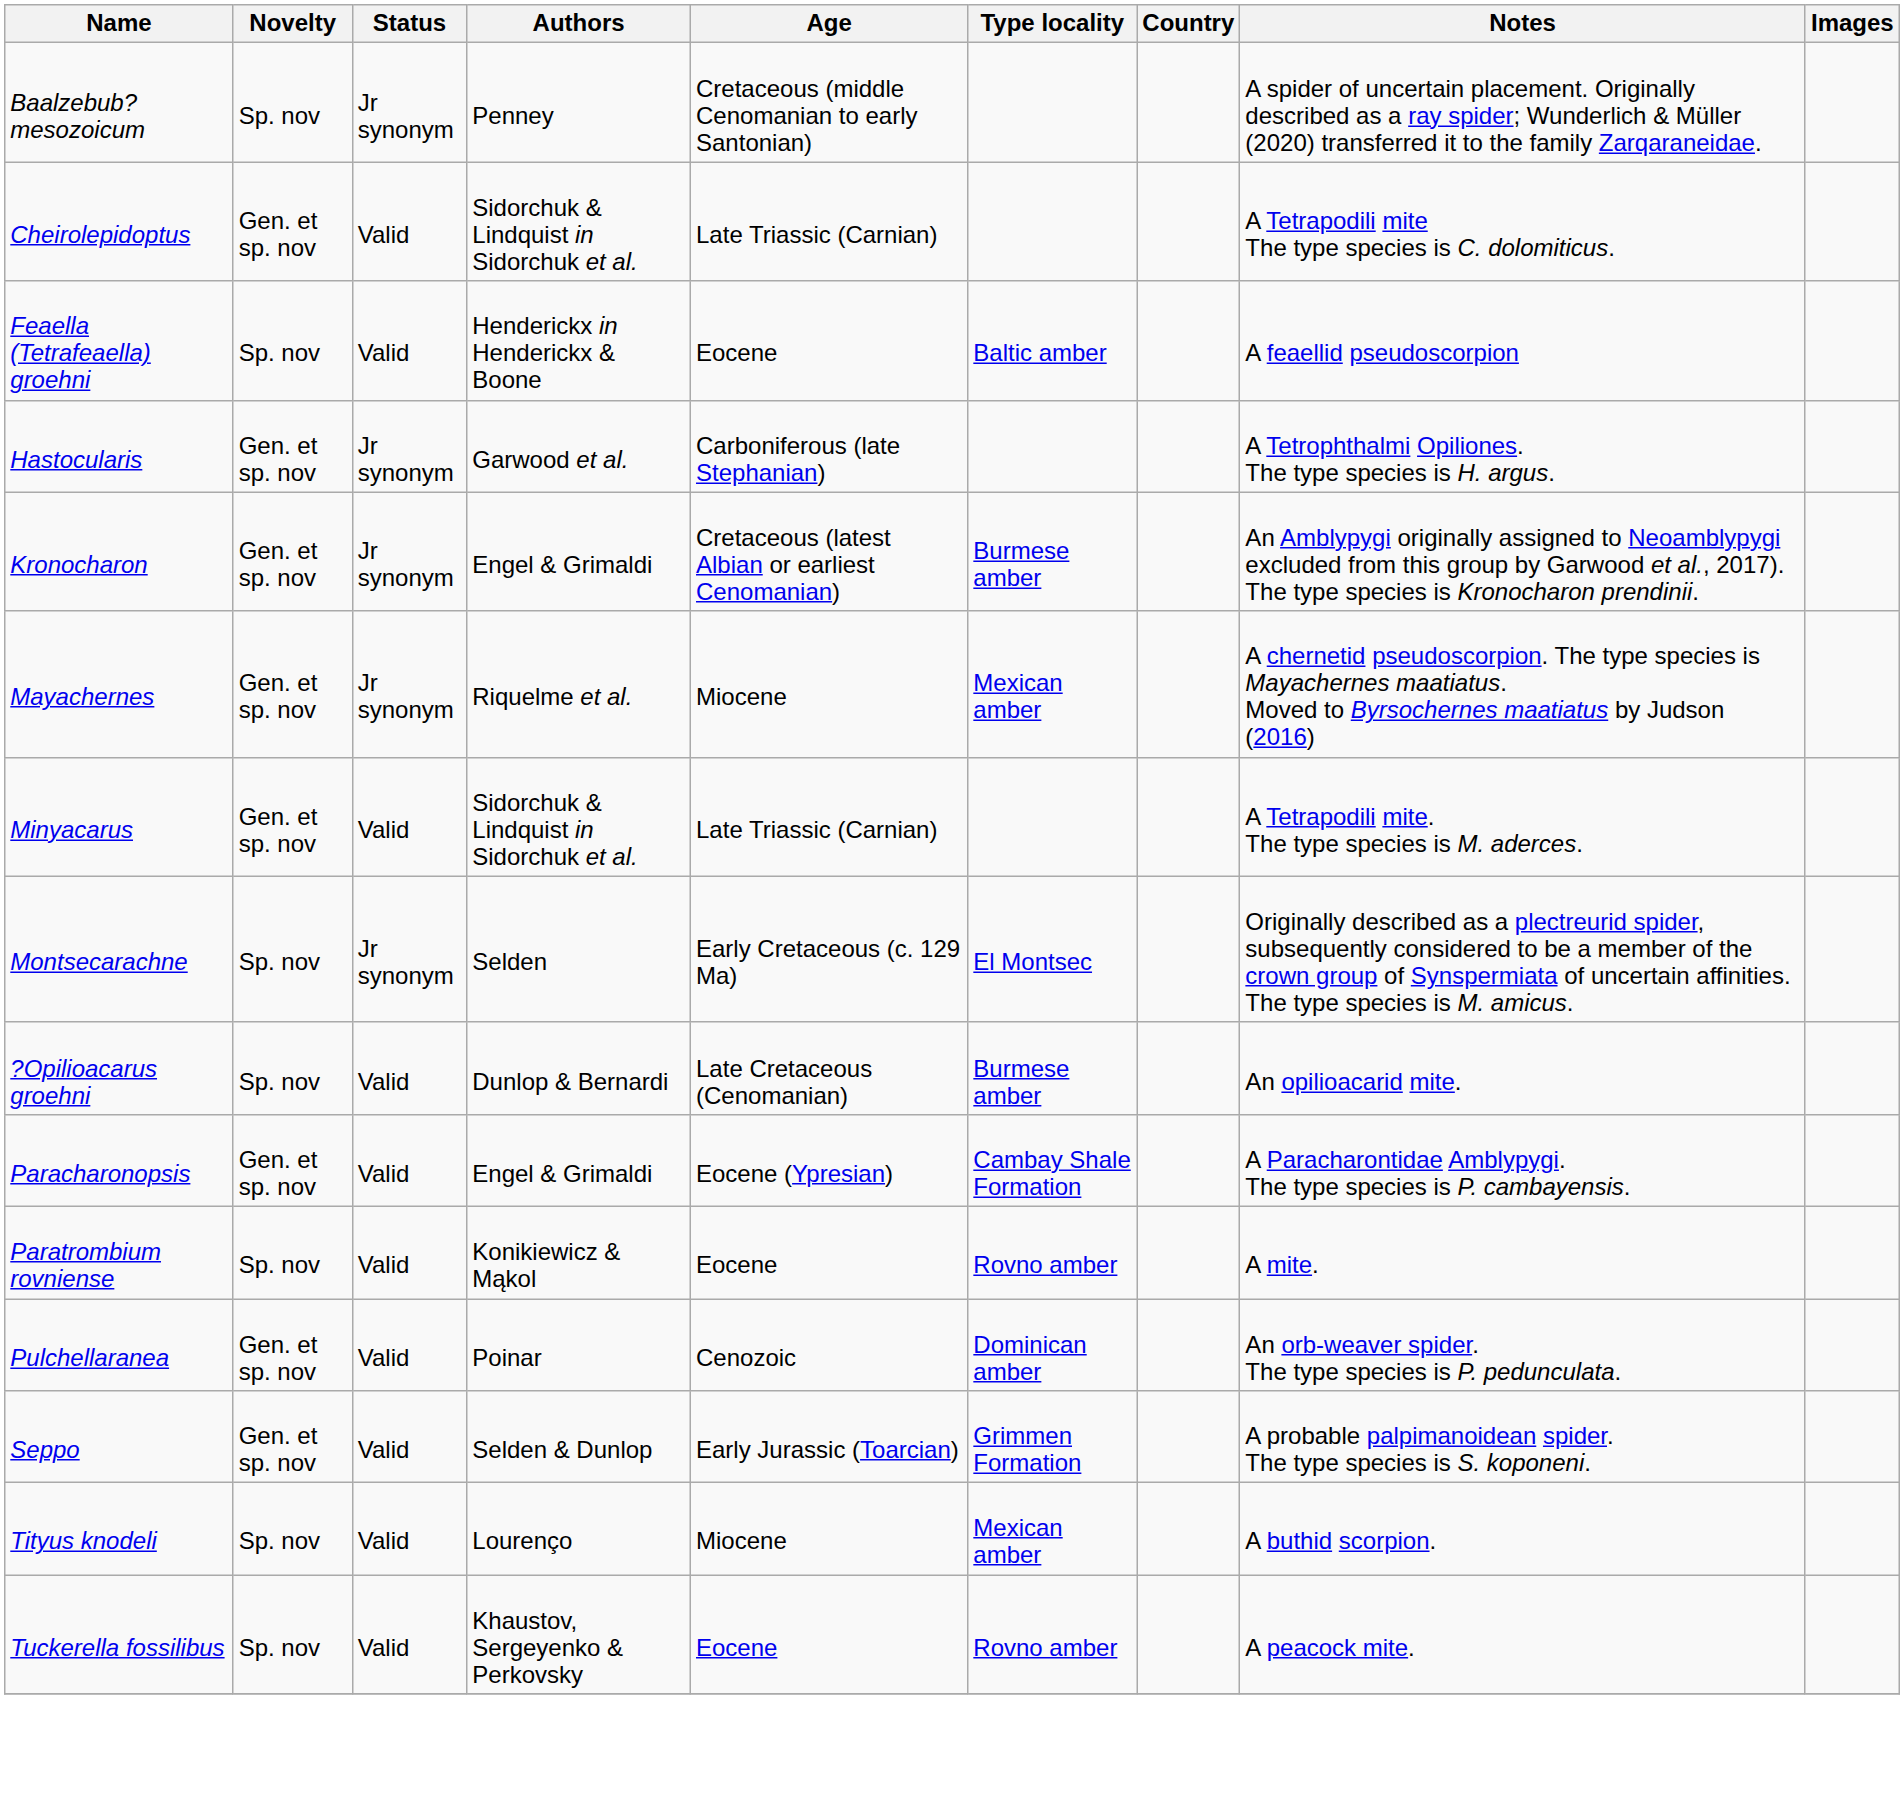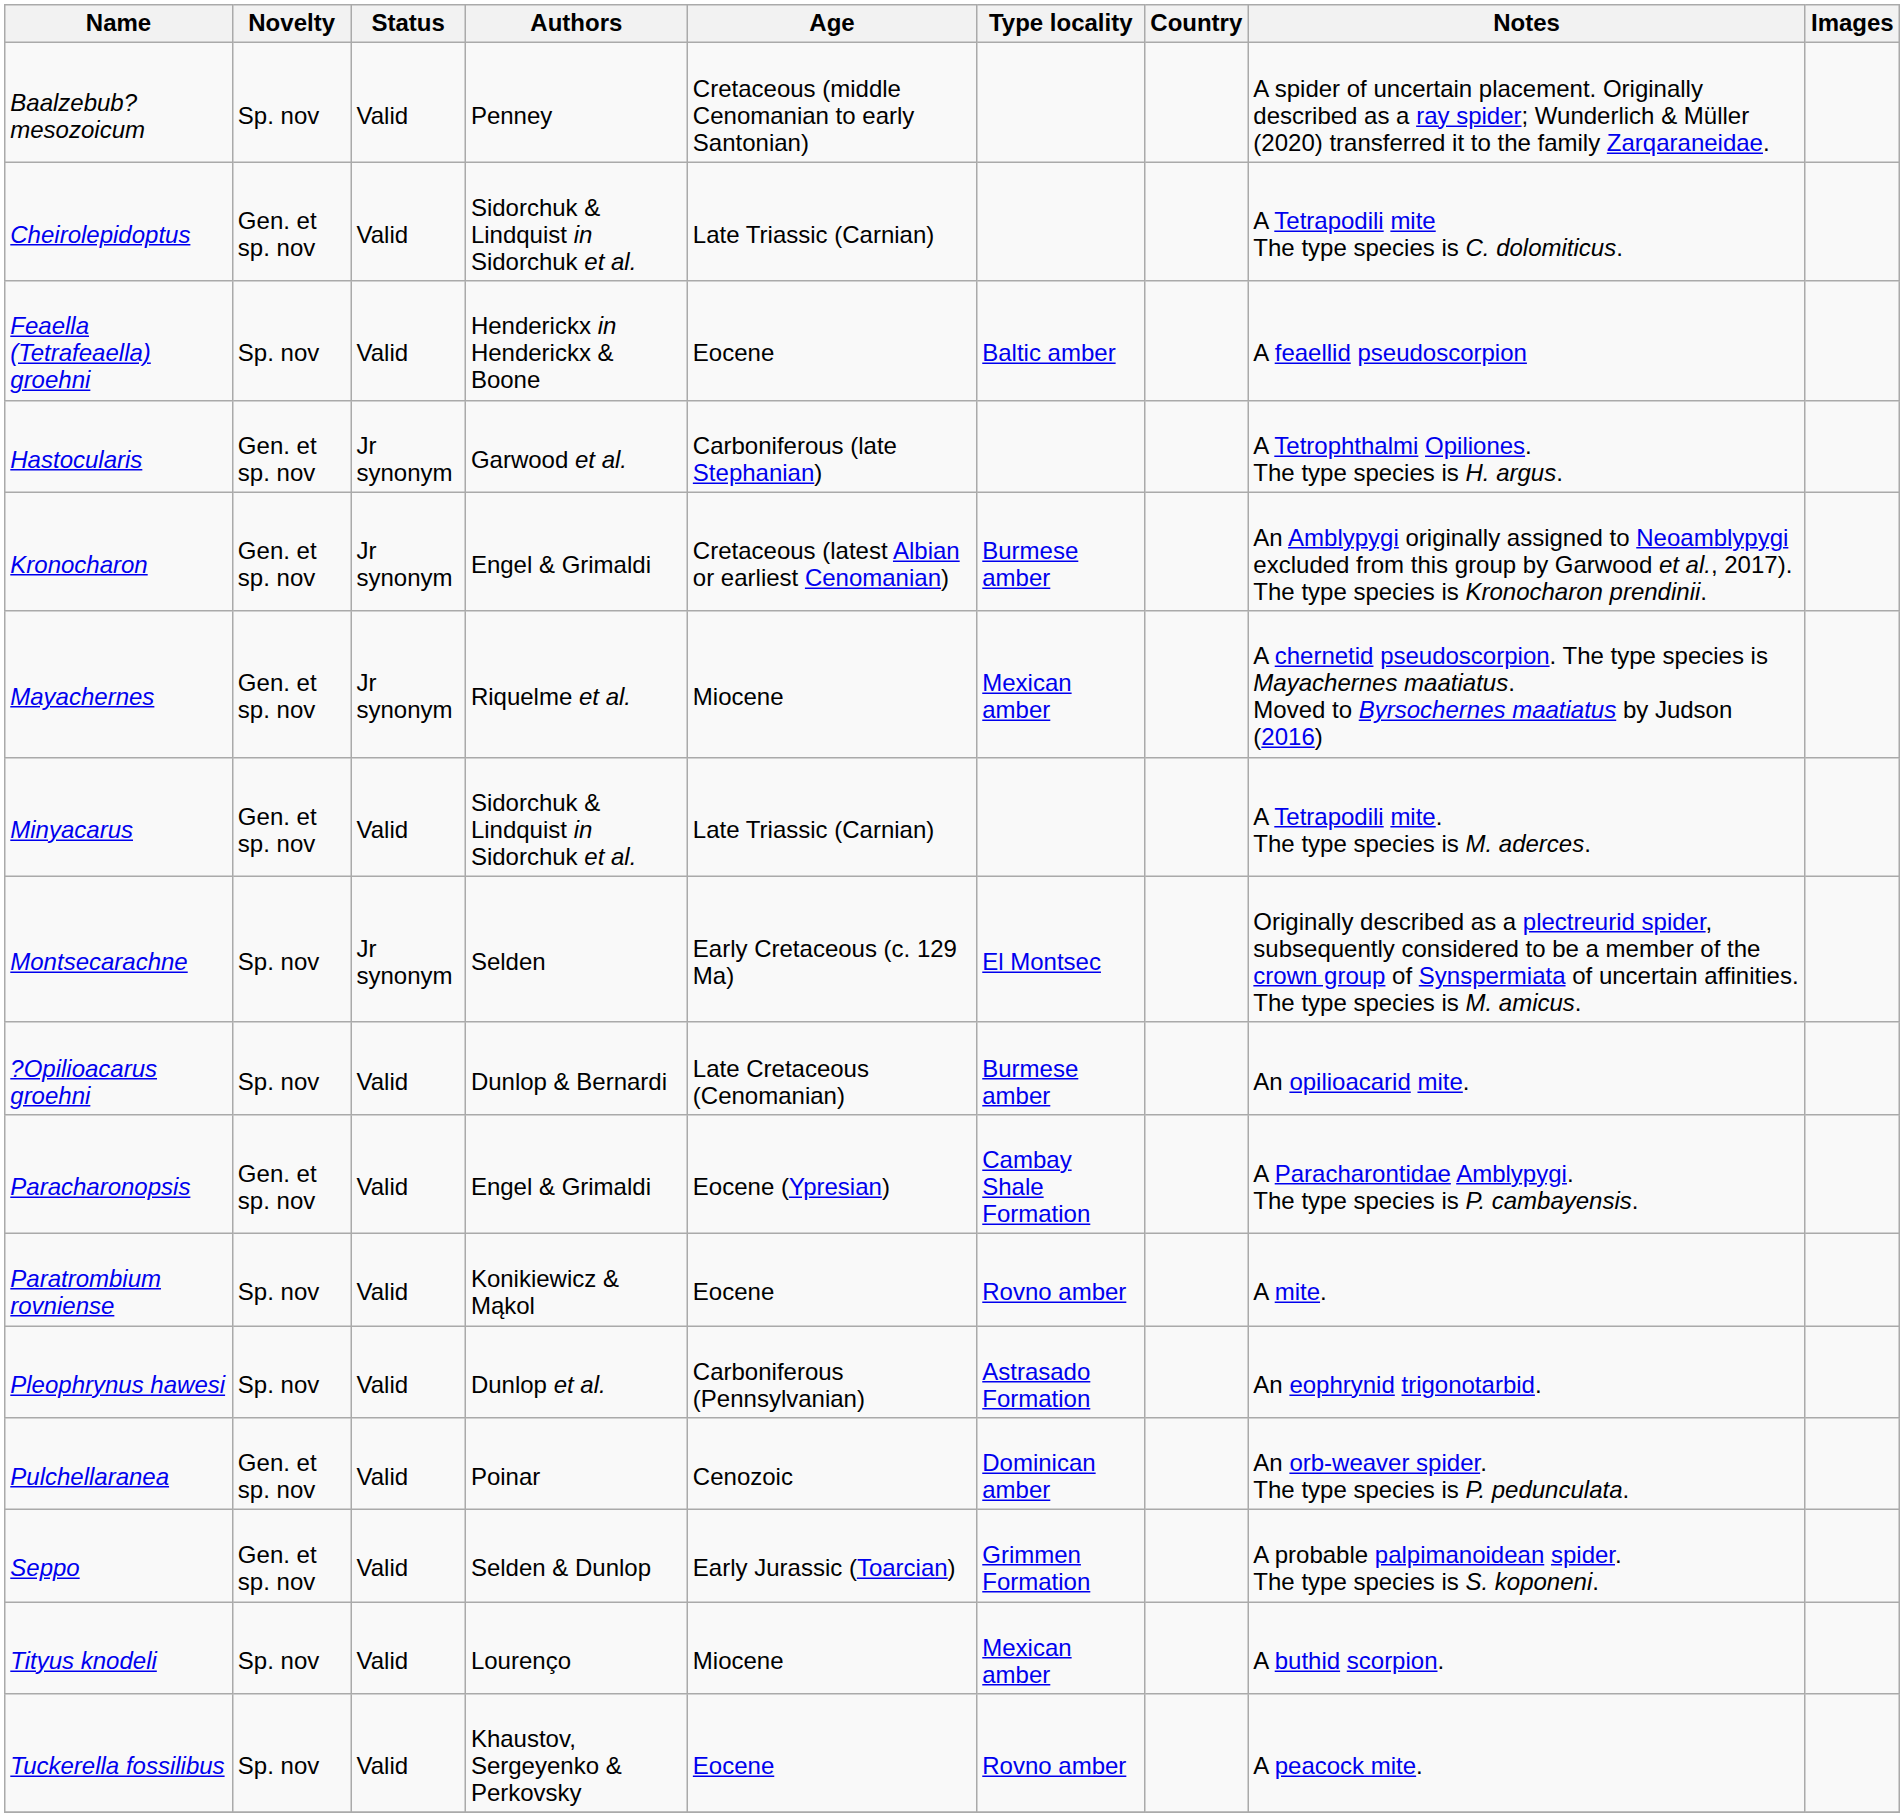(406, 115) Jr synonym -> (382, 115) Valid
+ row: (118, 1384)
